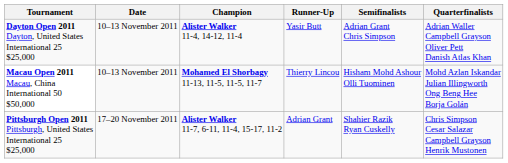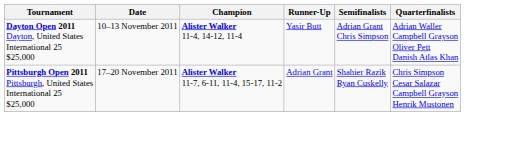- row: (40, 88)
